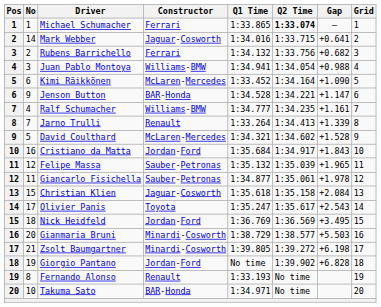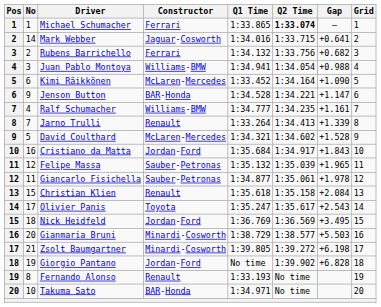(183, 193) Jaguar-Cosworth -> (163, 193) Renault
